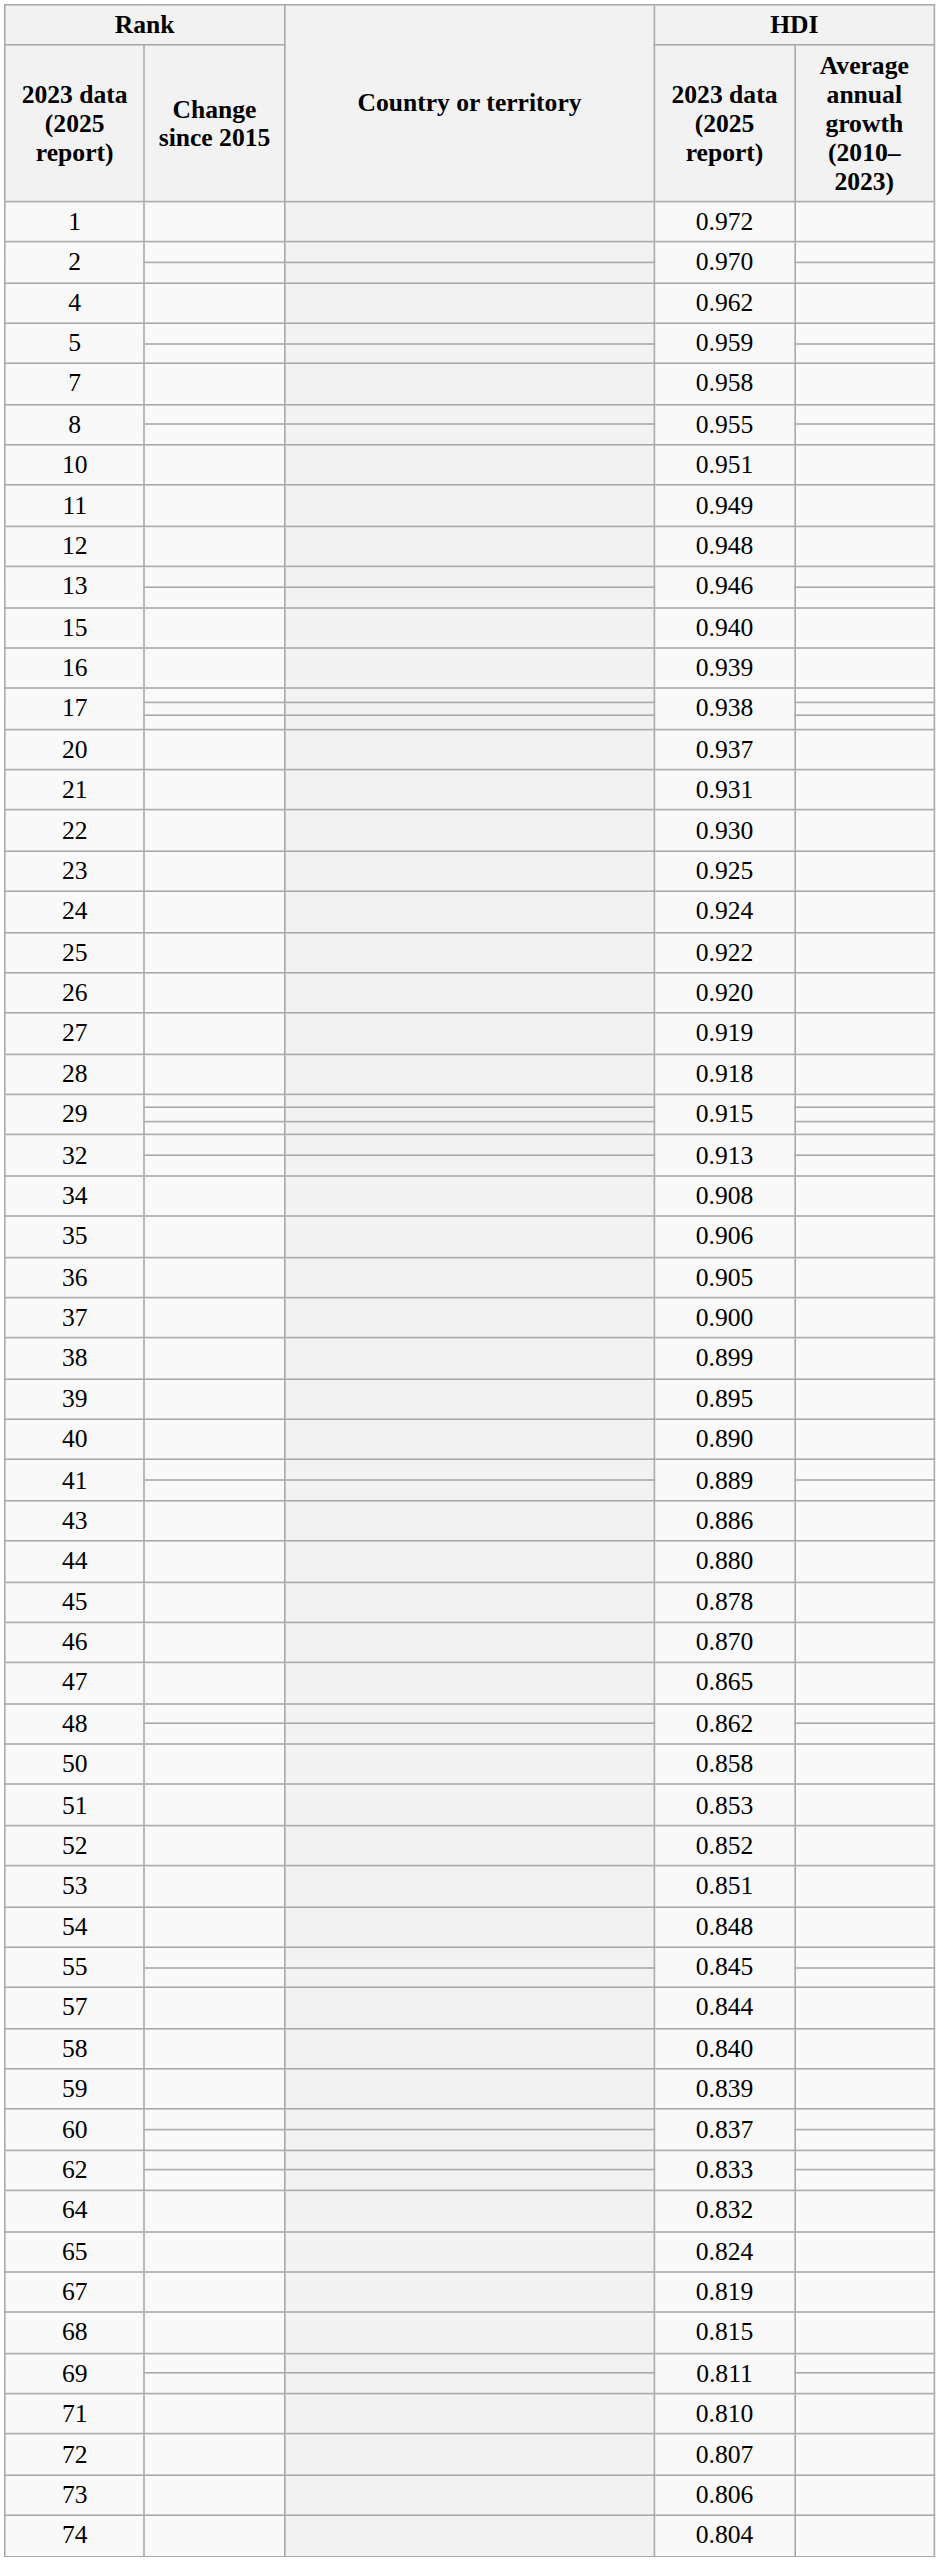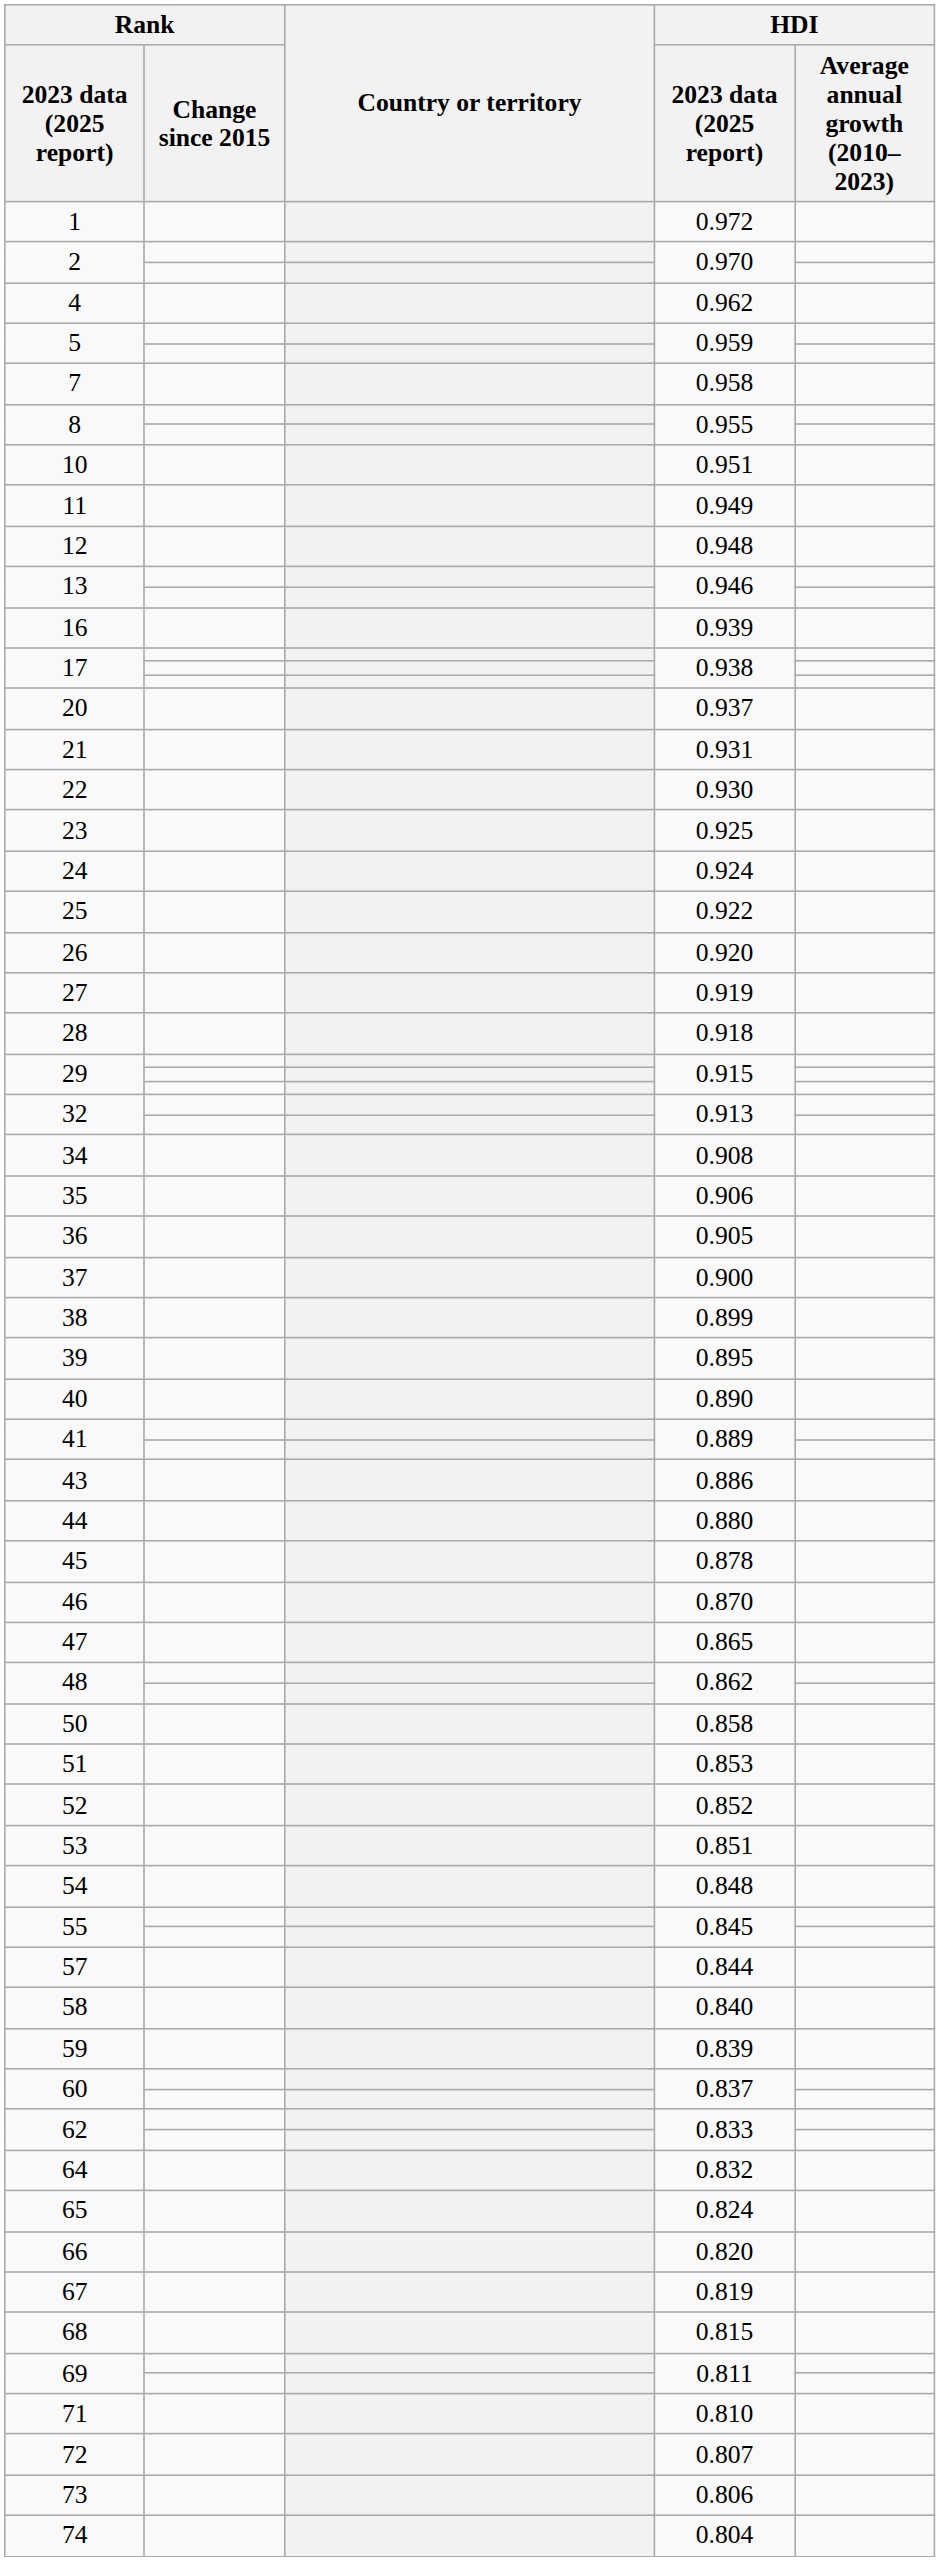- row: (75, 627)
+ row: (75, 2251)
